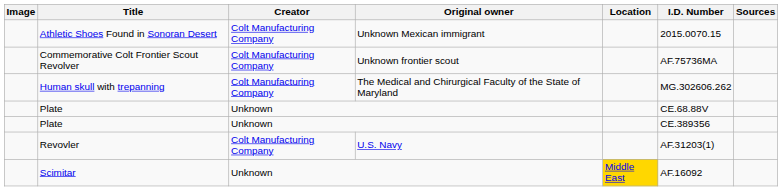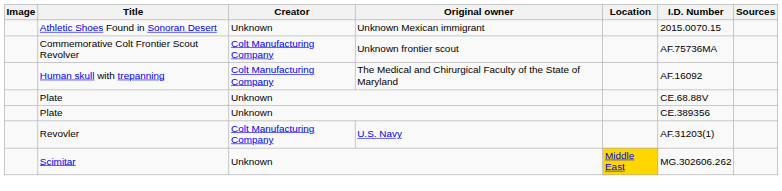(273, 33) Colt Manufacturing Company -> (252, 28) Unknown
(696, 87) MG.302606.262 -> (681, 76) AF.16092
(681, 172) AF.16092 -> (696, 161) MG.302606.262
